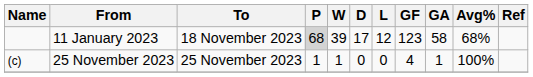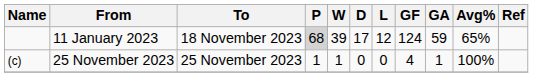(410, 38) 123 -> (410, 38) 124
(439, 38) 58 -> (439, 38) 59
(476, 38) 68% -> (476, 38) 65%
